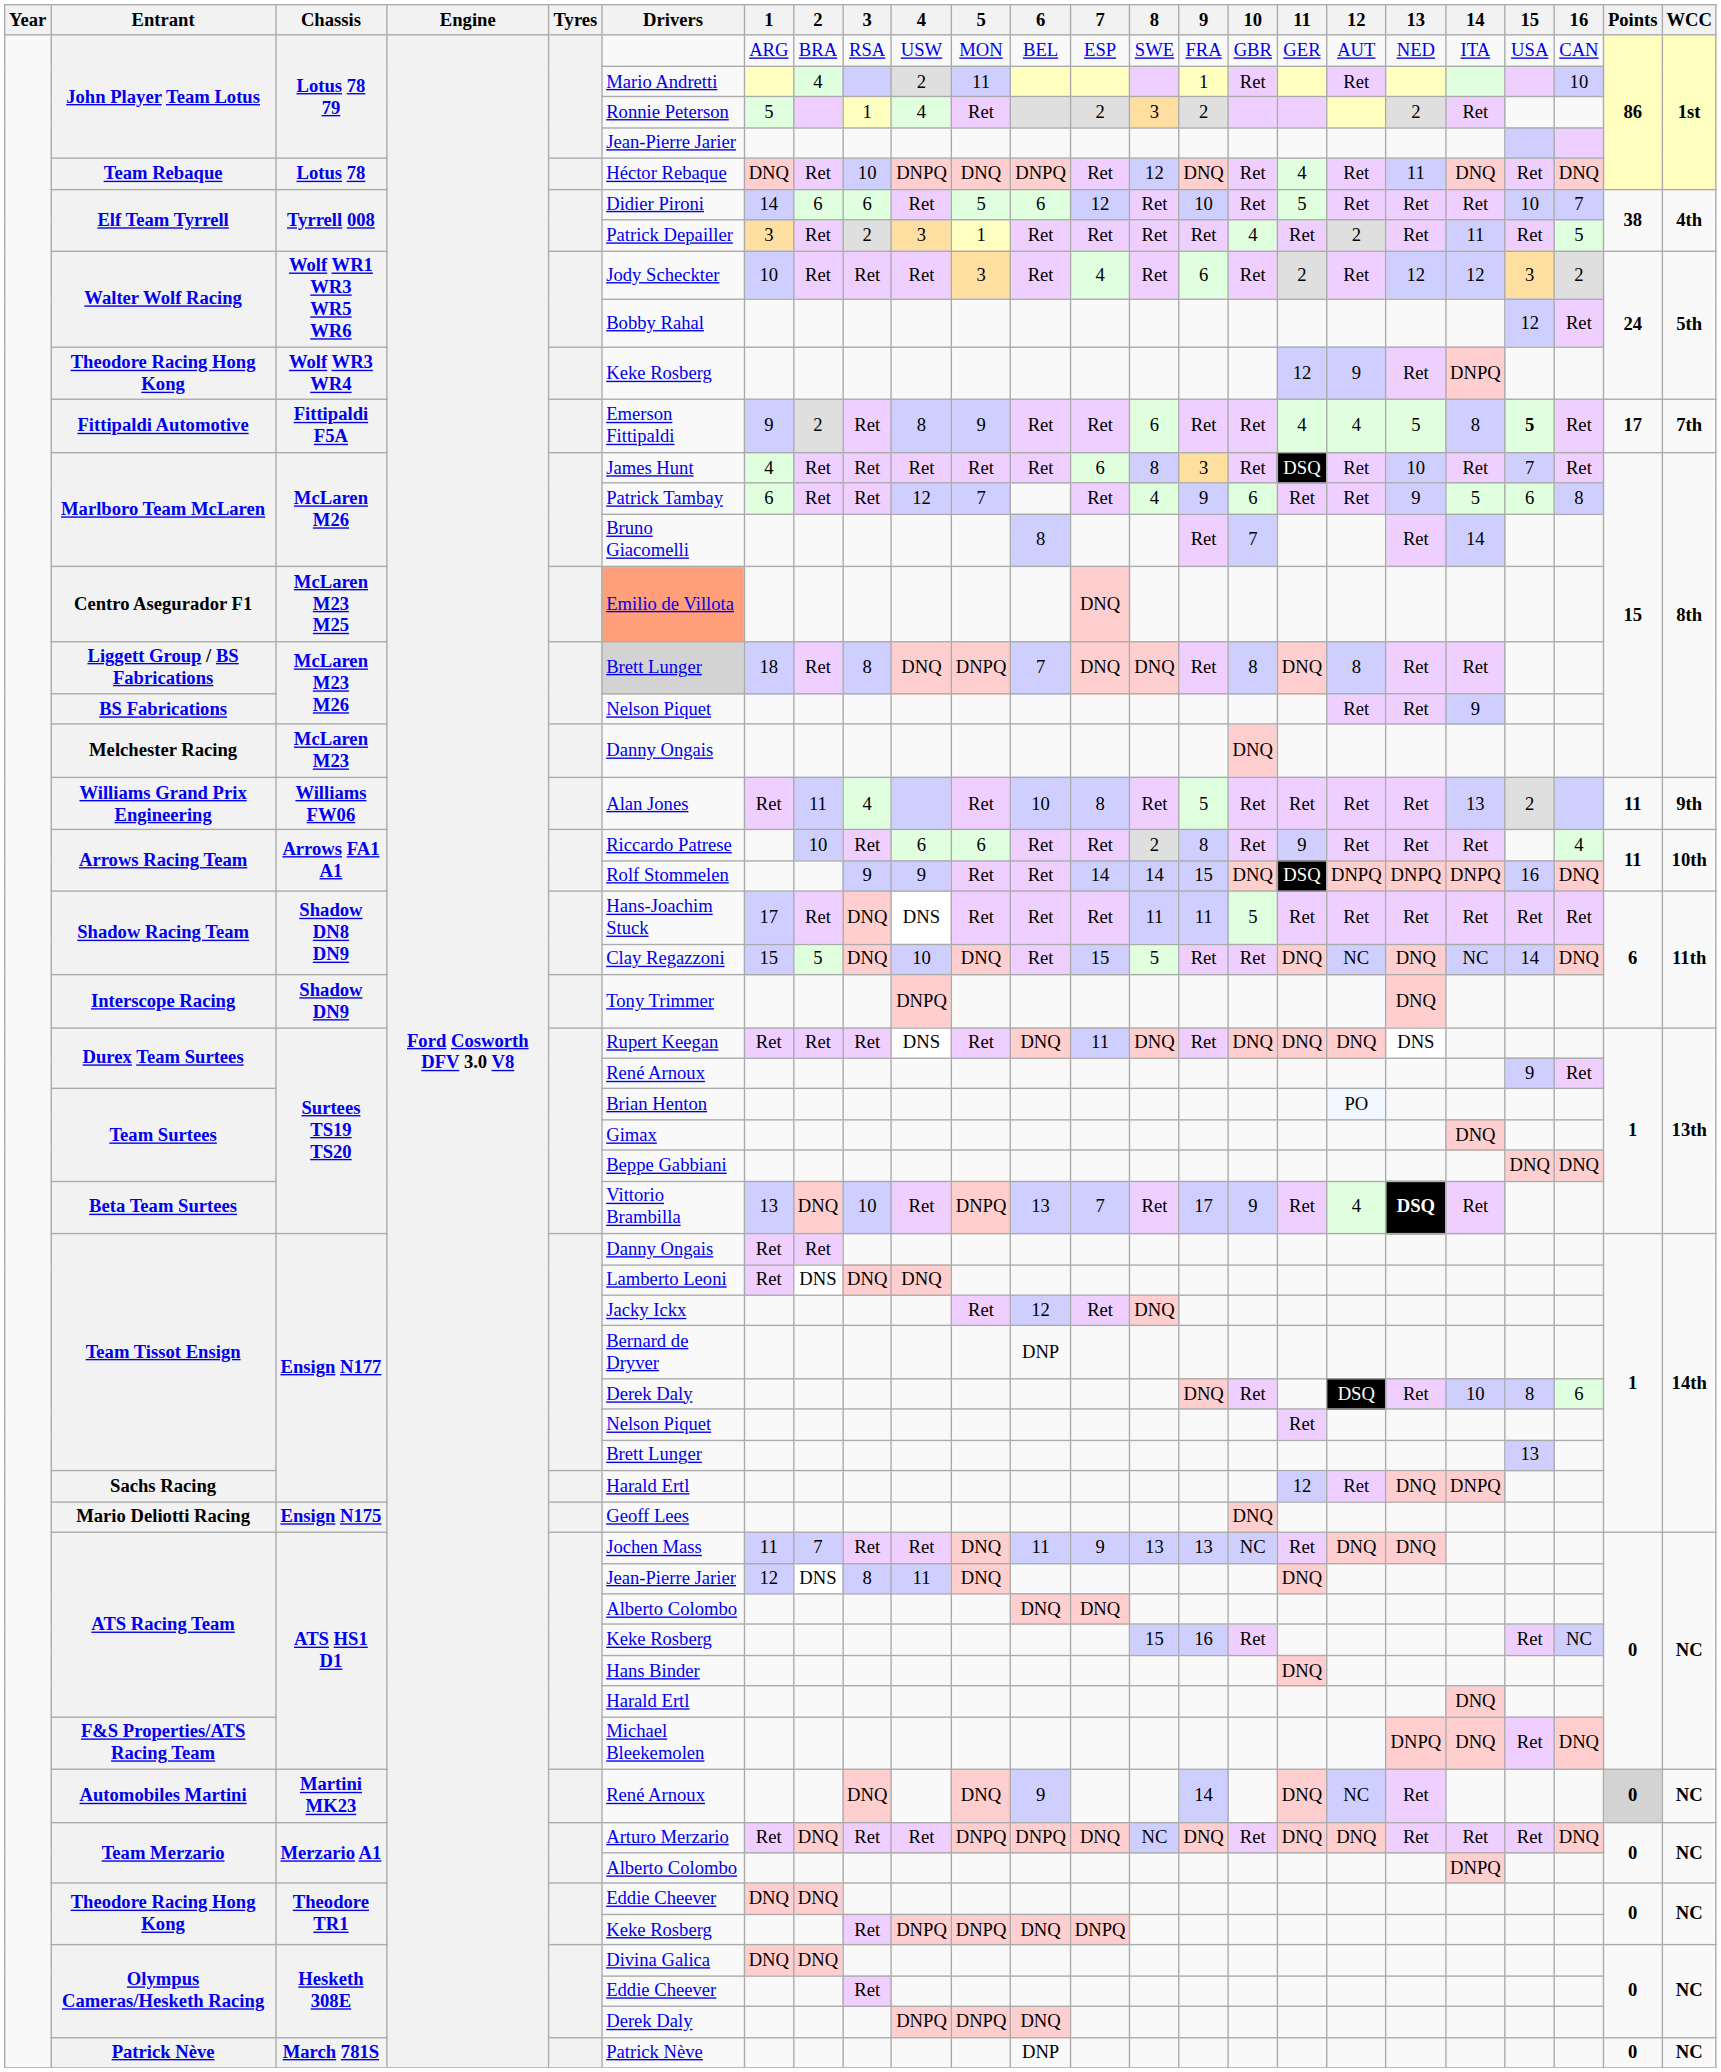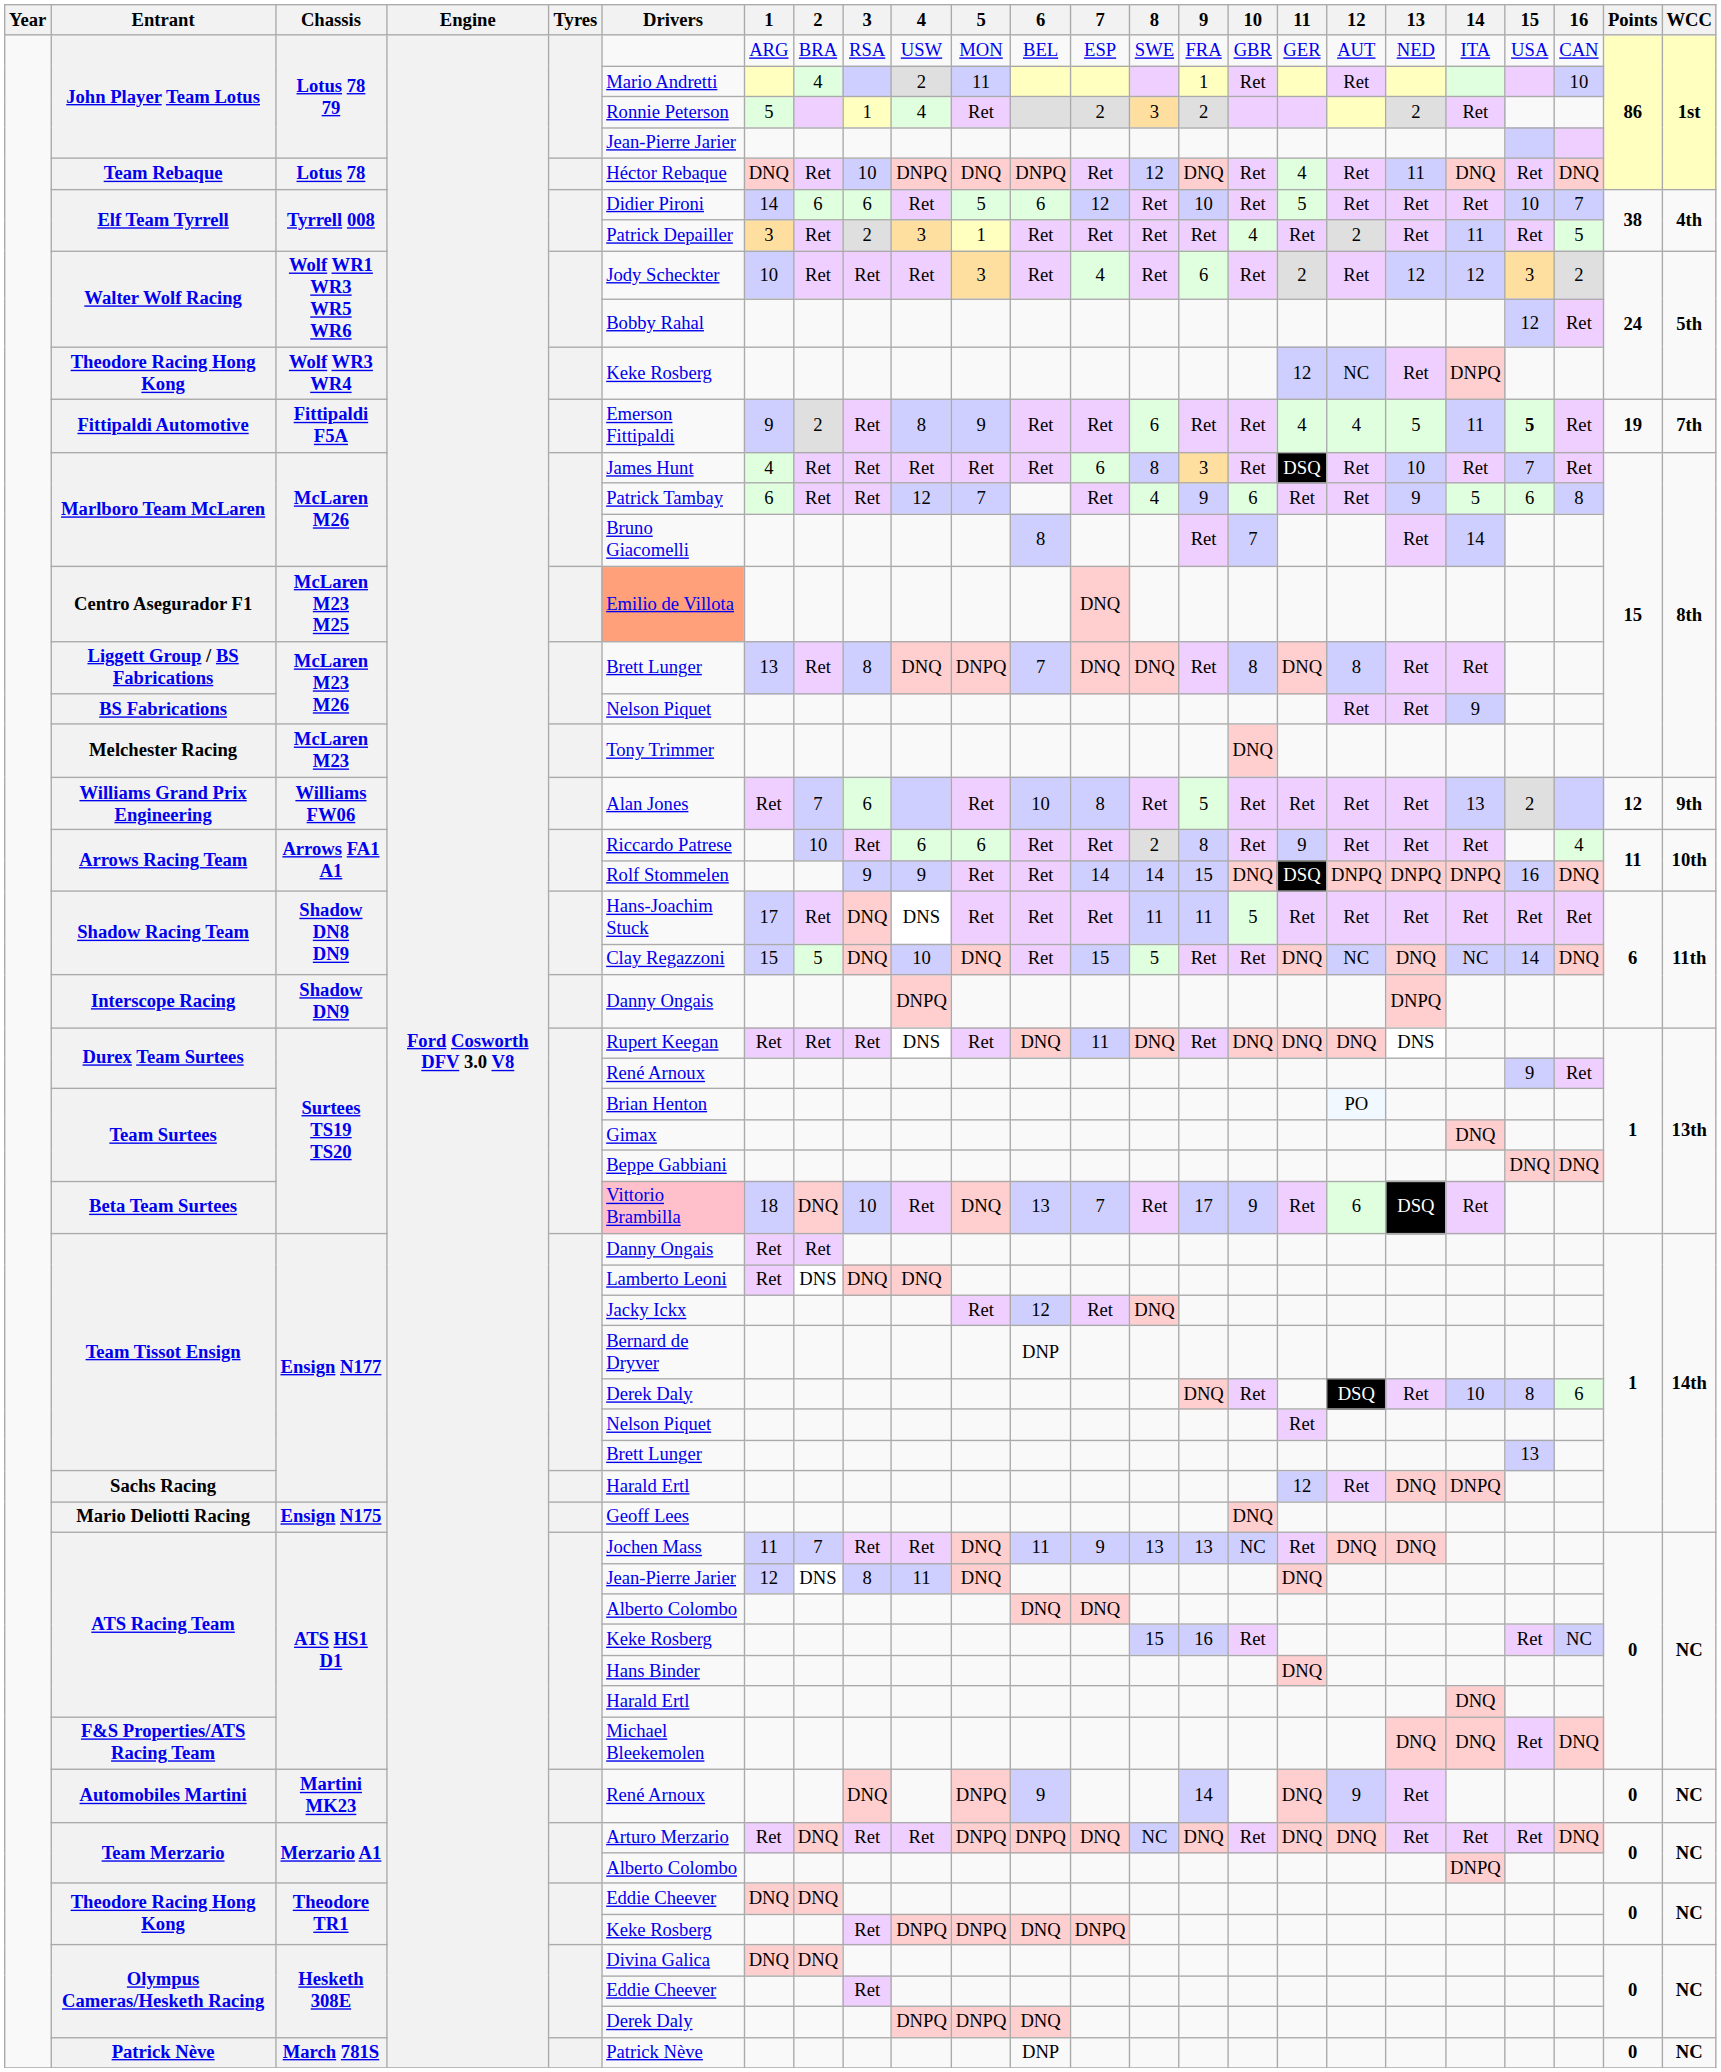(1356, 372) 9 -> (1356, 372) NC
(1475, 425) 8 -> (1475, 425) 11
(1633, 425) 17 -> (1633, 425) 19
(654, 666) lightgrey background -> (654, 666) no background
(769, 666) 18 -> (769, 666) 13
(660, 750) Danny Ongais -> (660, 750) Tony Trimmer
(818, 802) 11 -> (818, 802) 7
(867, 802) 4 -> (867, 802) 6
(1633, 802) 11 -> (1633, 802) 12
(660, 1000) Tony Trimmer -> (660, 1000) Danny Ongais
(1416, 1000) DNQ -> (1416, 1000) DNPQ
(643, 1206) no background -> (643, 1206) pink background
(769, 1206) 13 -> (769, 1206) 18
(981, 1206) DNPQ -> (981, 1206) DNQ
(1356, 1206) 4 -> (1356, 1206) 6
(1416, 1206) bold -> (1416, 1206) normal
(1416, 1742) DNPQ -> (1416, 1742) DNQ
(981, 1795) DNQ -> (981, 1795) DNPQ
(1356, 1795) NC -> (1356, 1795) 9
(1633, 1795) lightgrey background -> (1633, 1795) no background
